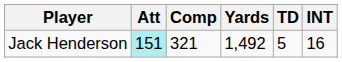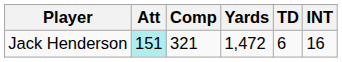(245, 43) 1,492 -> (245, 43) 1,472
(281, 43) 5 -> (281, 43) 6
